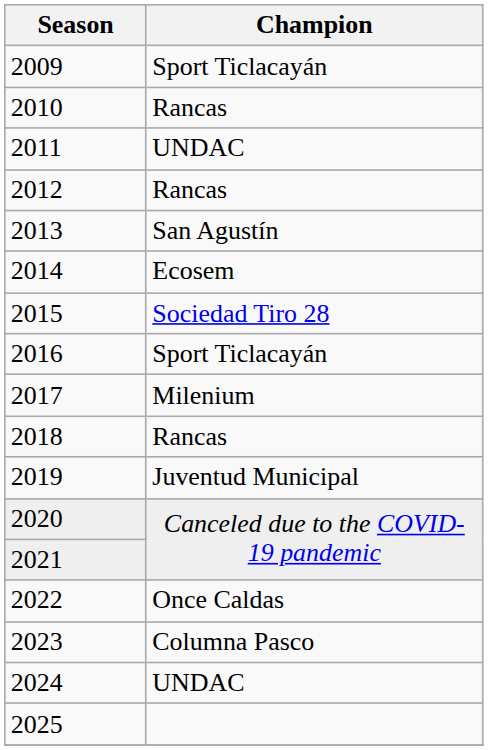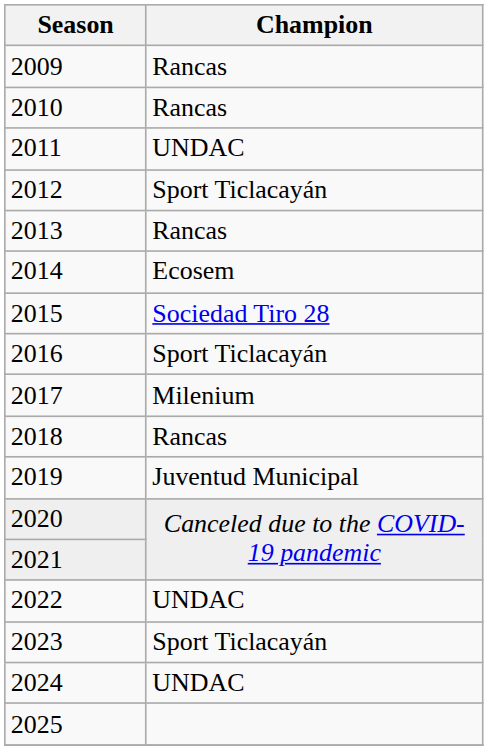(240, 66) Sport Ticlacayán -> (190, 66) Rancas
(190, 189) Rancas -> (240, 189) Sport Ticlacayán
(215, 230) San Agustín -> (190, 230) Rancas
(218, 600) Once Caldas -> (198, 600) UNDAC
(233, 641) Columna Pasco -> (240, 641) Sport Ticlacayán
